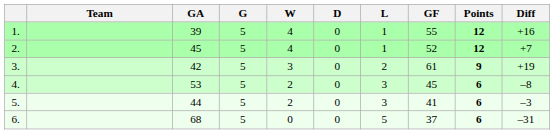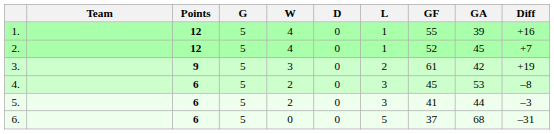columns swapped: (479, 13) <-> (196, 13)
